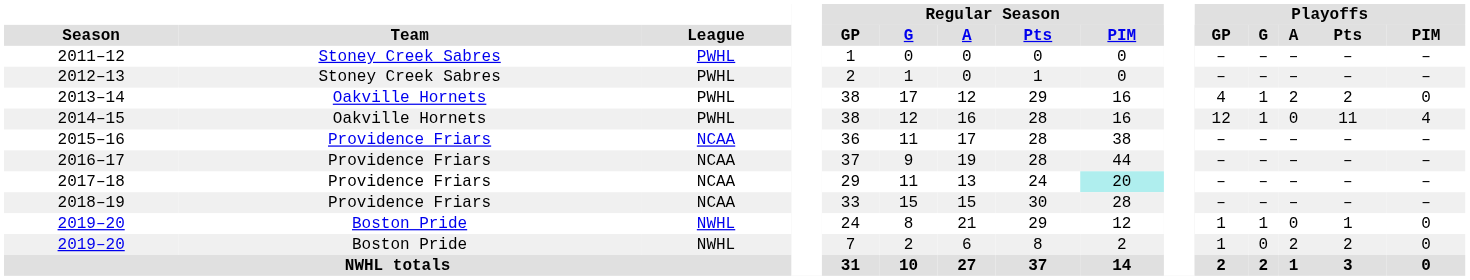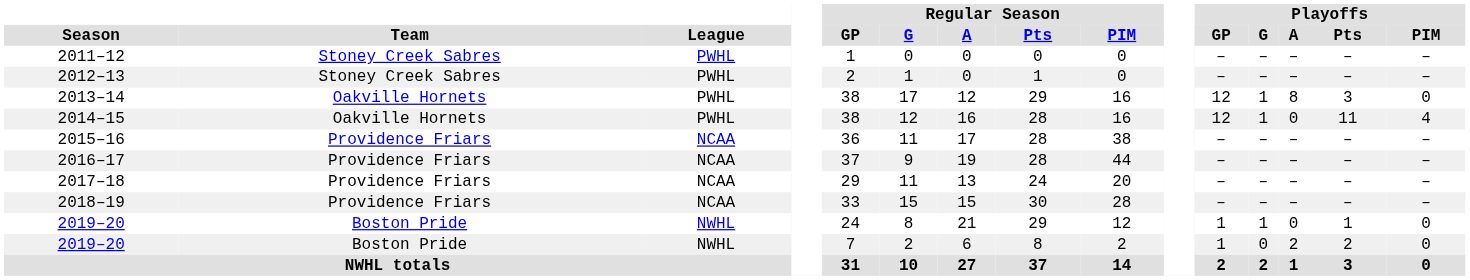(1221, 98) 4 -> (1221, 98) 12
(1294, 98) 2 -> (1294, 98) 8
(1348, 98) 2 -> (1348, 98) 3
(1122, 182) paleturquoise background -> (1122, 182) no background
